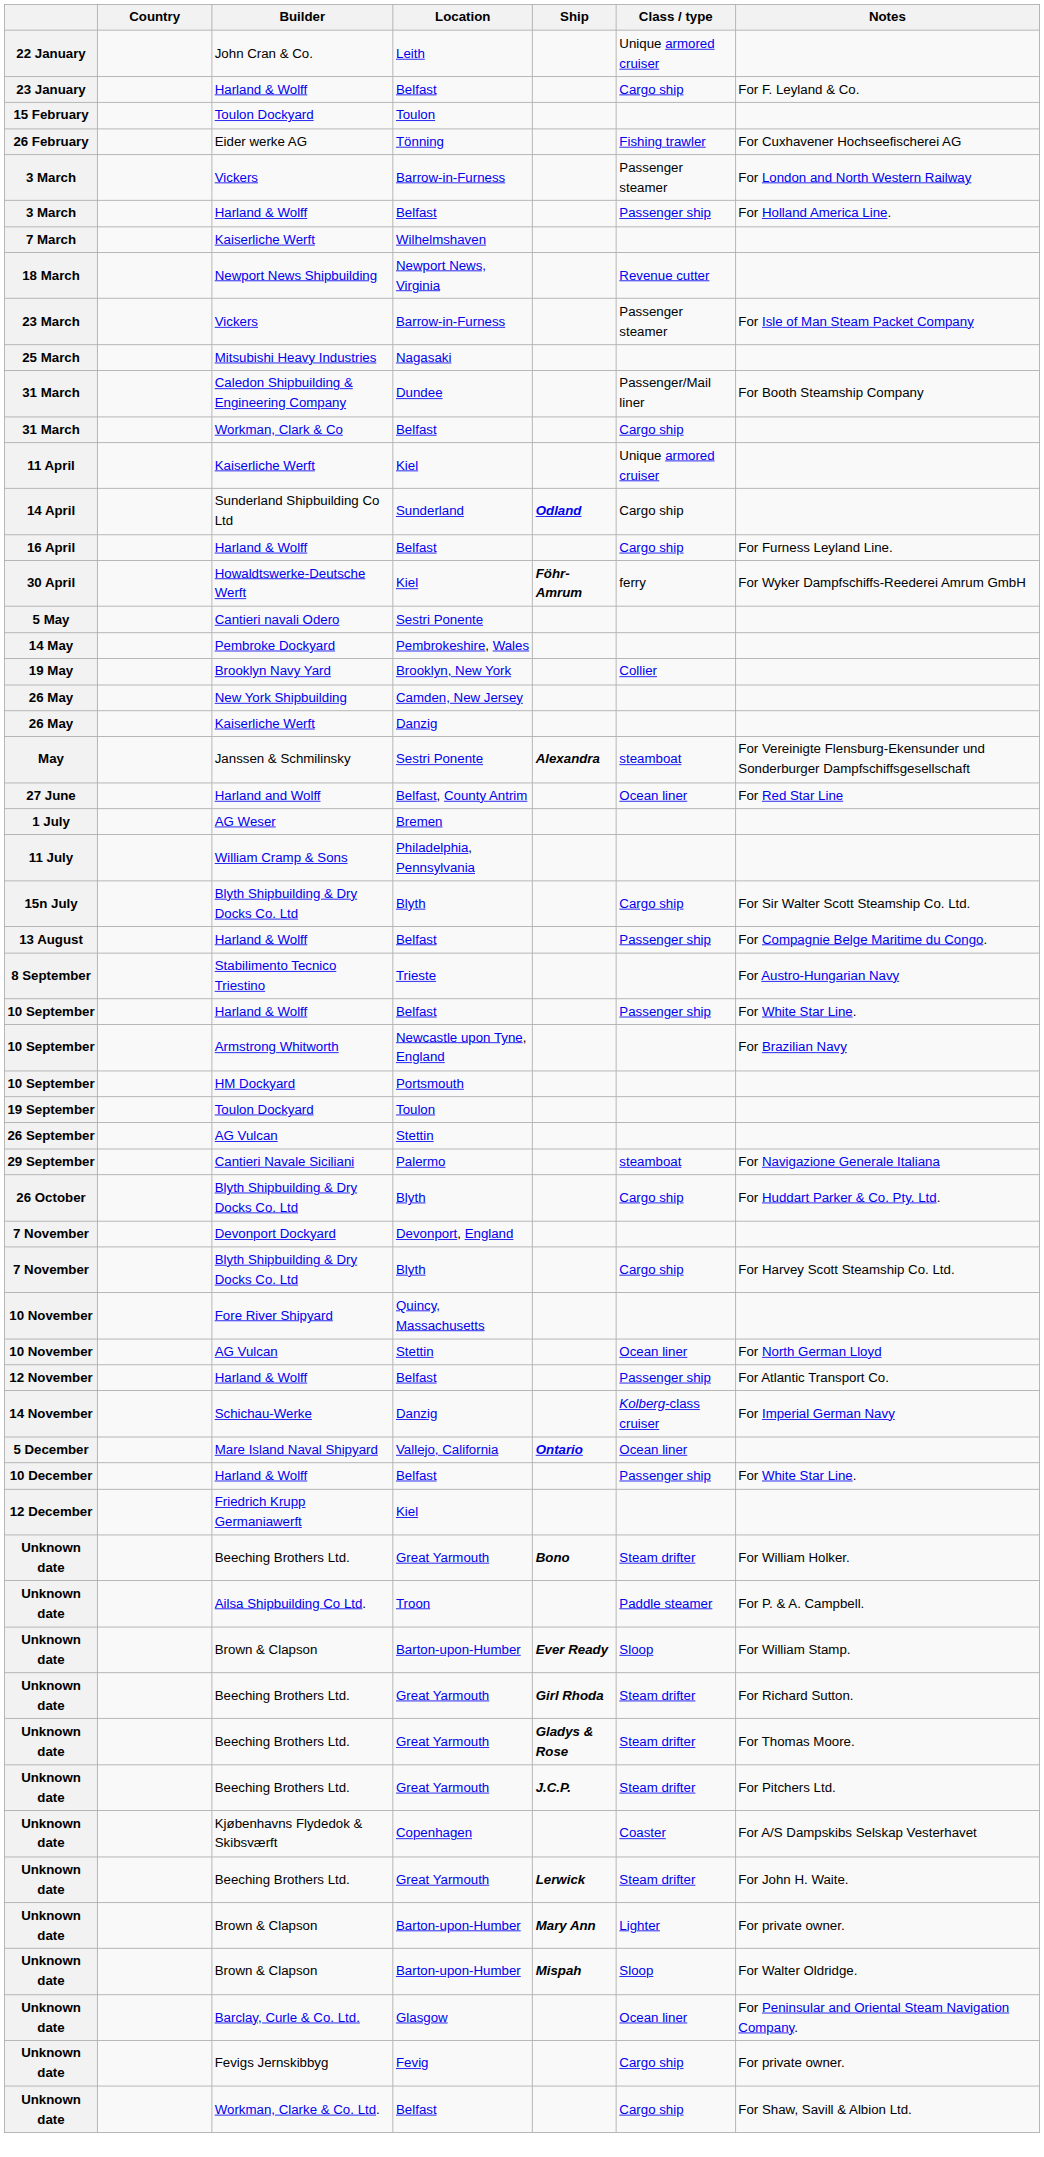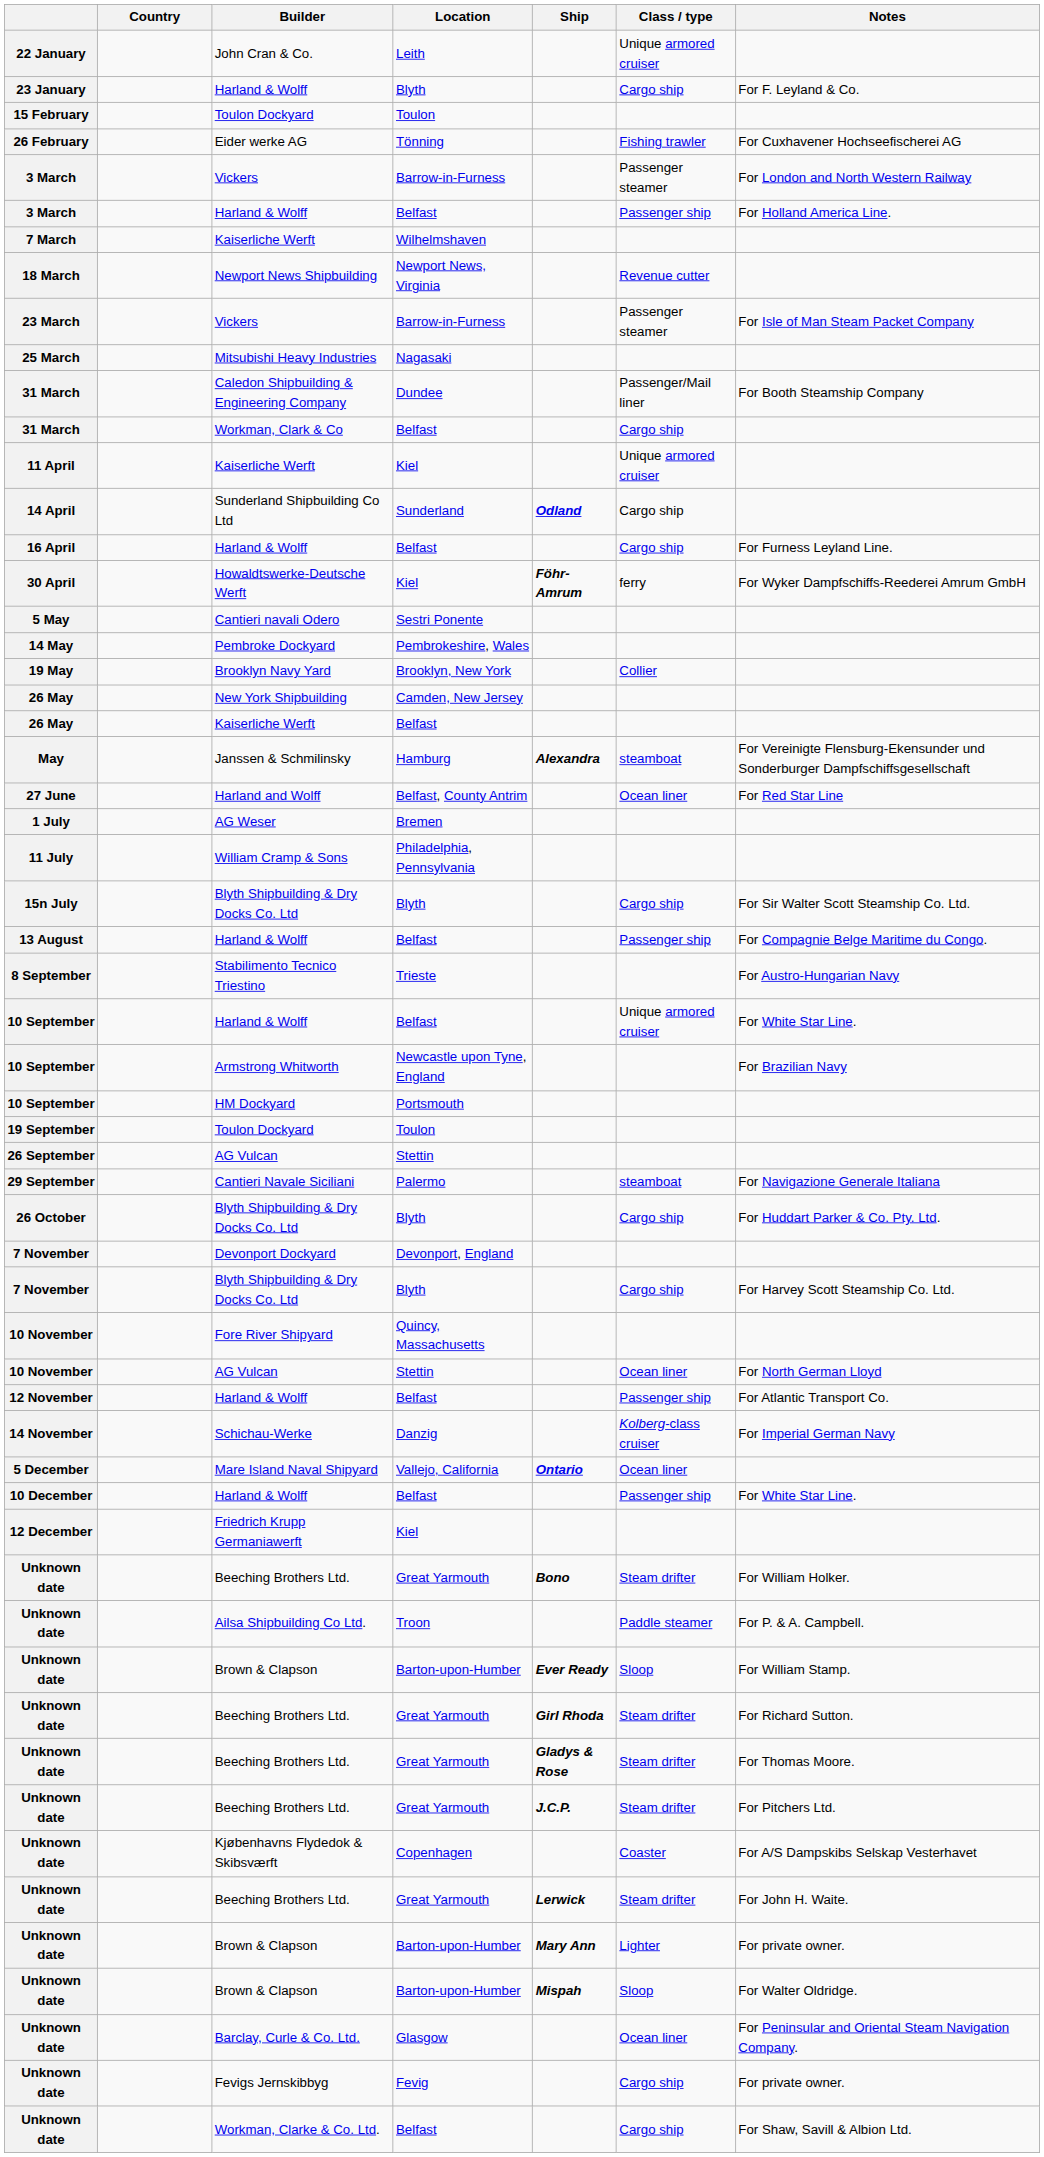(416, 89) Belfast -> (411, 89) Blyth
(417, 723) Danzig -> (416, 723) Belfast
(440, 759) Sestri Ponente -> (423, 759) Hamburg
(665, 1011) Passenger ship -> (667, 1021) Unique armored cruiser
